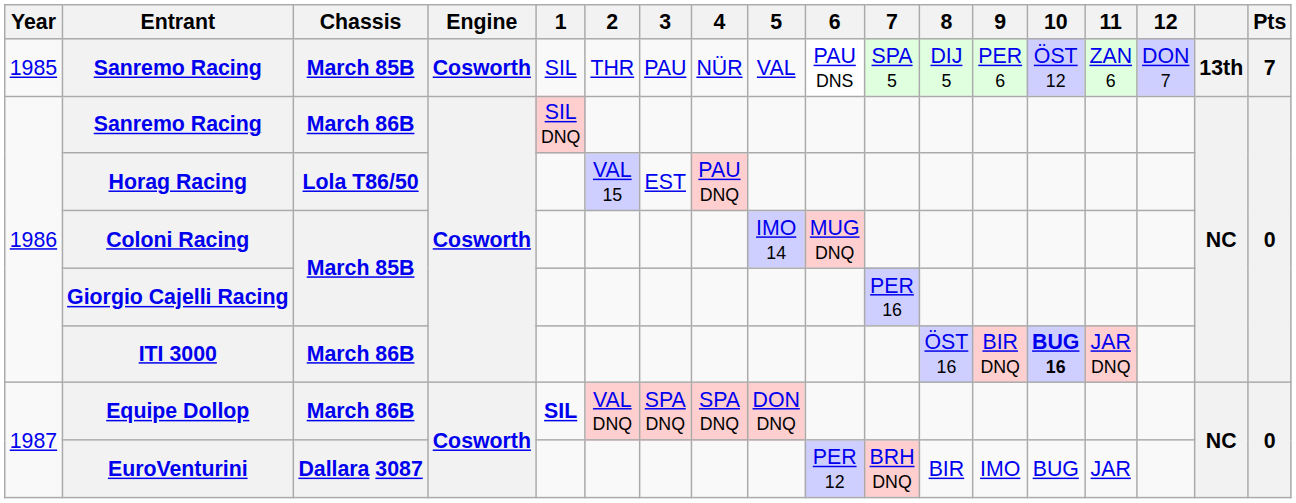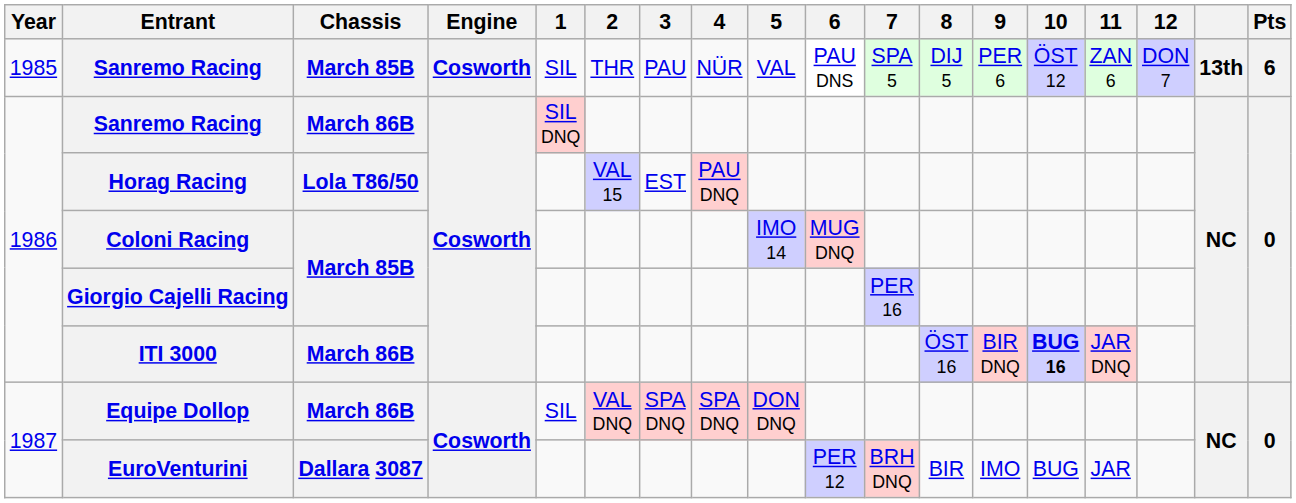(1270, 67) 7 -> (1270, 67) 6
(561, 412) bold -> (561, 412) normal
